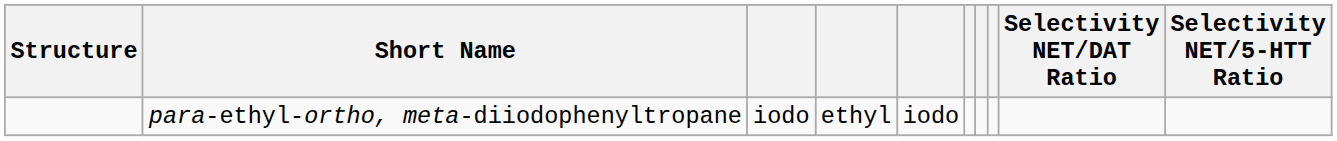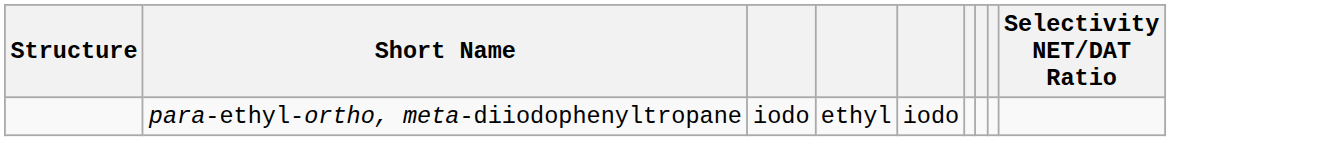- column: (1248, 51)
